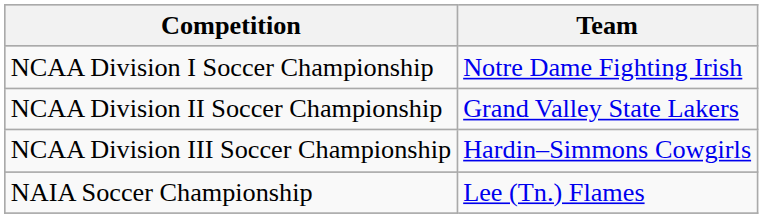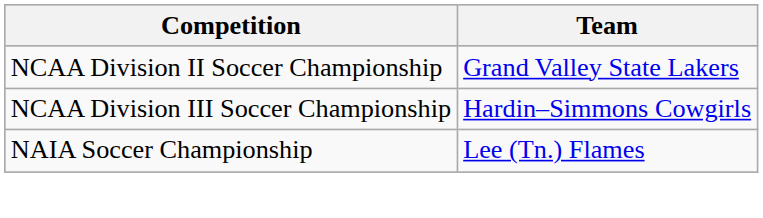- row: (222, 66)
